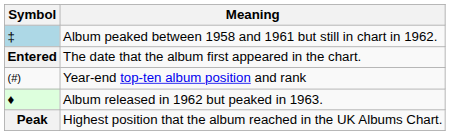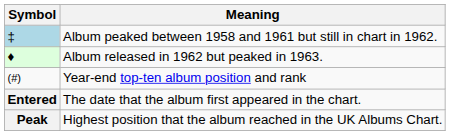rows swapped: (193, 99) <-> (212, 57)
